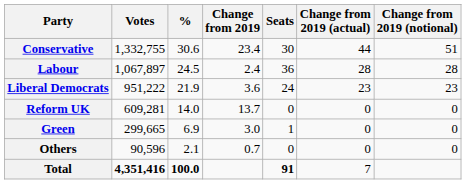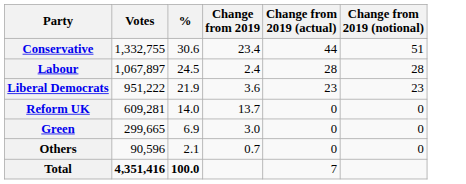- column: (280, 21)
